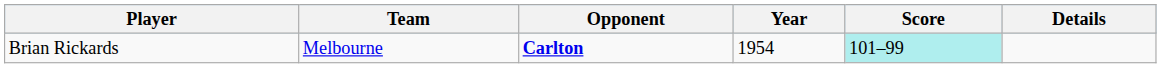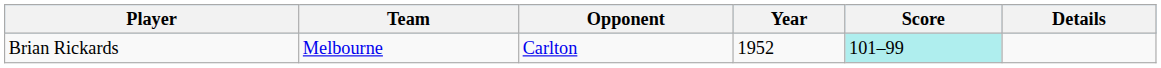(553, 47) bold -> (550, 47) normal
(756, 47) 1954 -> (756, 47) 1952
